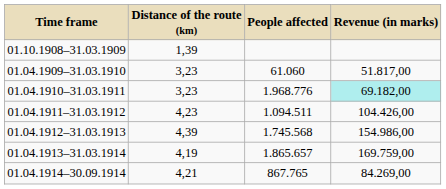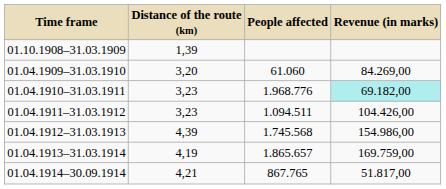(186, 70) 3,23 -> (186, 70) 3,20
(386, 70) 51.817,00 -> (386, 70) 84.269,00
(186, 111) 4,23 -> (186, 111) 3,23
(386, 173) 84.269,00 -> (386, 173) 51.817,00
